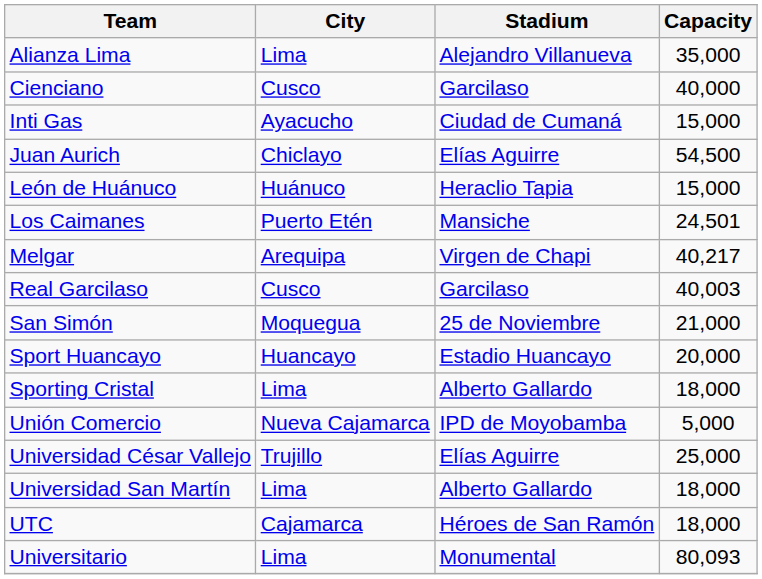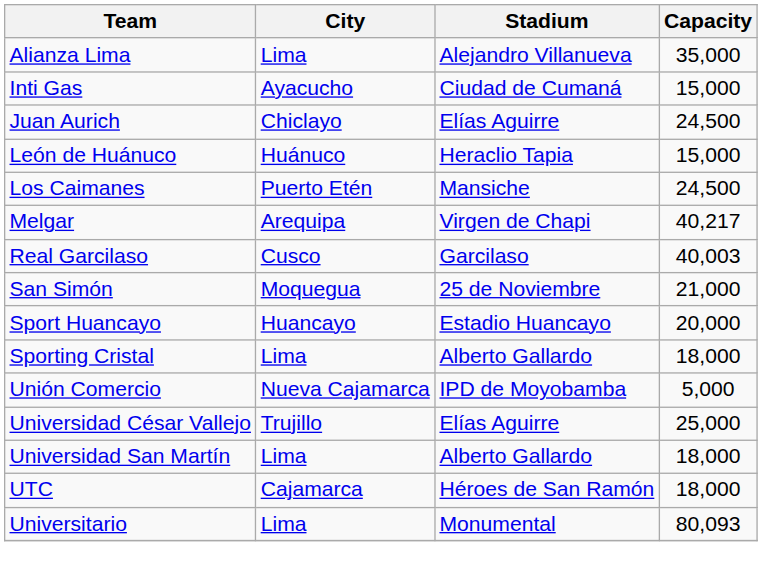- row: (56, 88)
(708, 155) 54,500 -> (708, 121) 24,500
(708, 222) 24,501 -> (708, 188) 24,500
